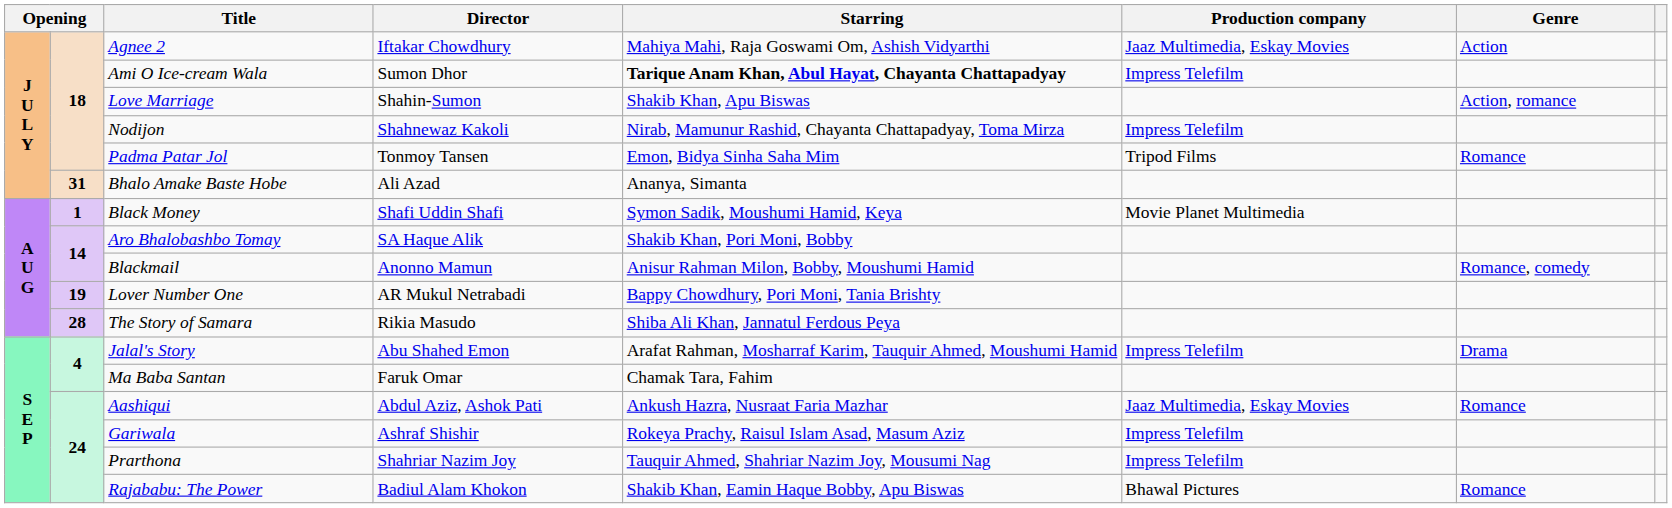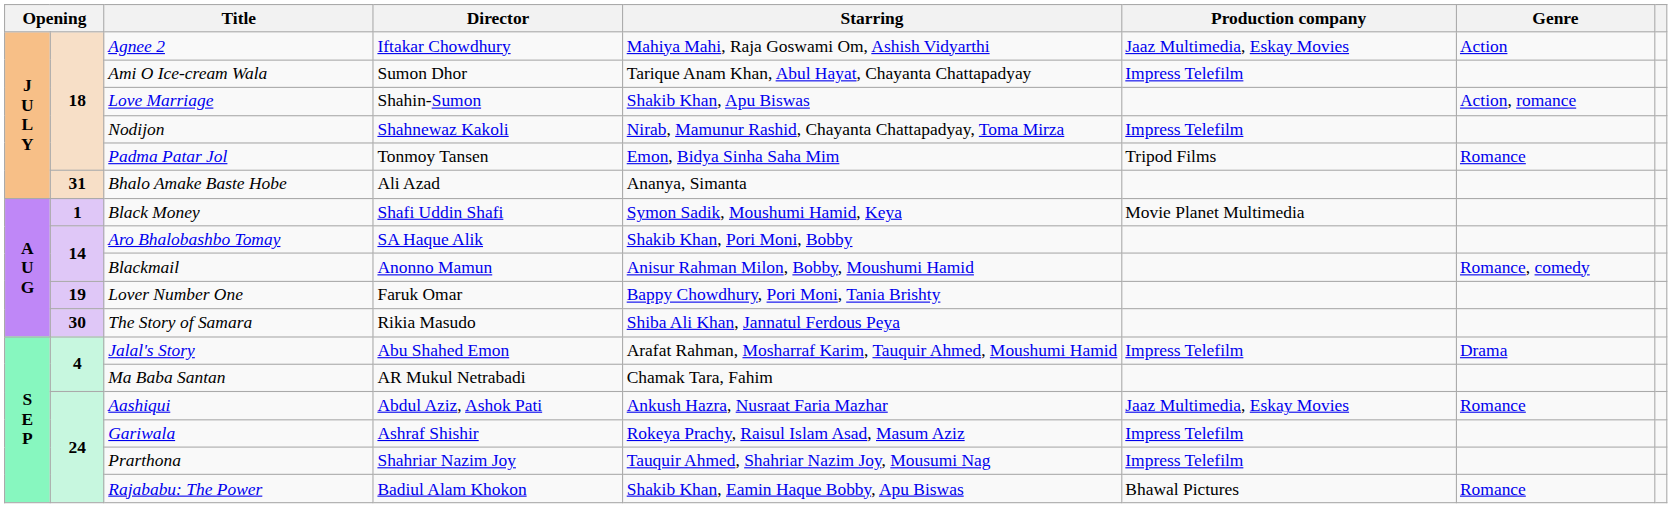(846, 73) bold -> (829, 73) normal
(452, 294) AR Mukul Netrabadi -> (420, 294) Faruk Omar
(77, 322) 28 -> (77, 322) 30
(420, 377) Faruk Omar -> (452, 377) AR Mukul Netrabadi
